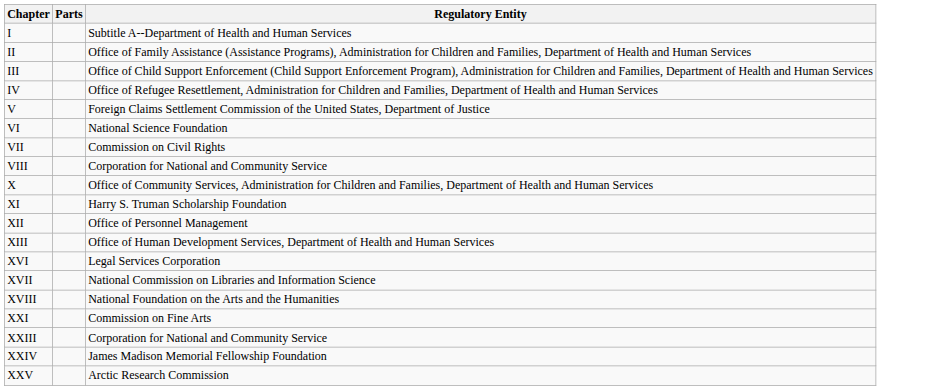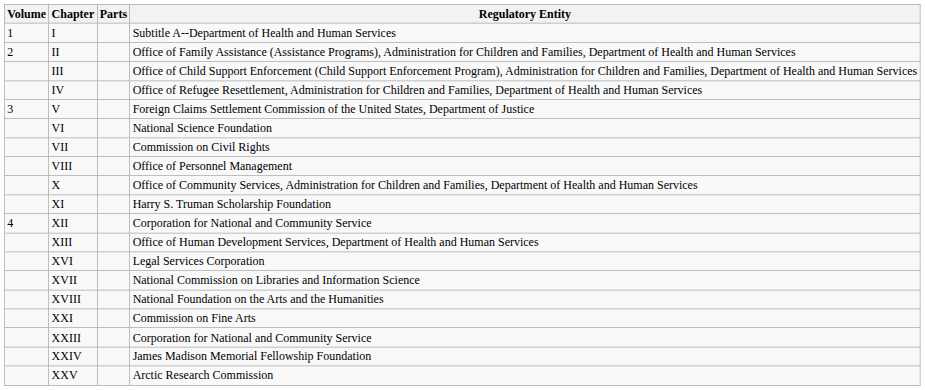+ column: (27, 14)
(208, 166) Corporation for National and Community Service -> (212, 166) Office of Personnel Management
(168, 223) Office of Personnel Management -> (252, 223) Corporation for National and Community Service
